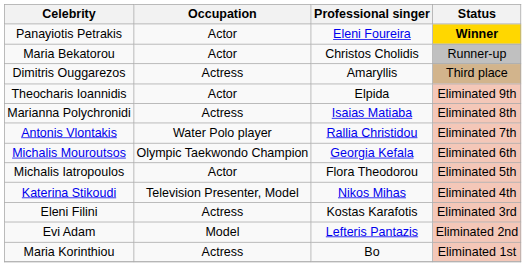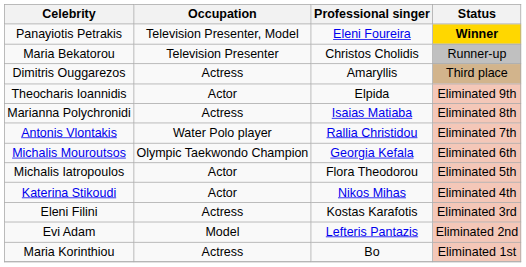(222, 34) Actor -> (222, 34) Television Presenter, Model
(222, 53) Actor -> (222, 53) Television Presenter
(222, 192) Television Presenter, Model -> (222, 192) Actor
